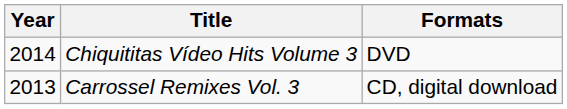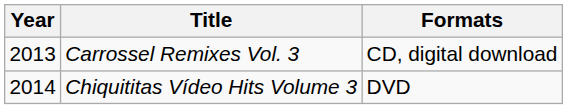rows swapped: (182, 86) <-> (211, 53)
